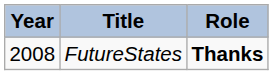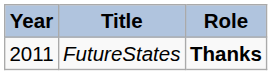(32, 54) 2008 -> (31, 54) 2011
